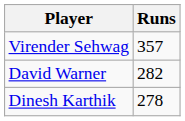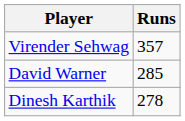(150, 73) 282 -> (150, 73) 285
